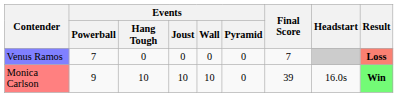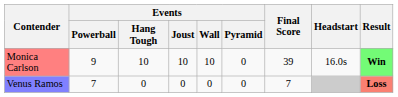rows swapped: (23, 78) <-> (35, 56)
